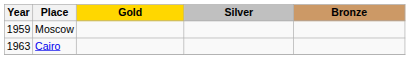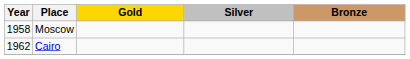(19, 29) 1959 -> (19, 29) 1958
(19, 46) 1963 -> (19, 46) 1962
